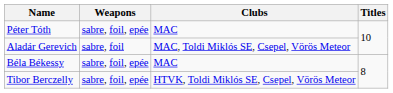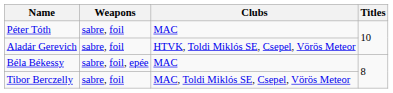(115, 29) sabre, foil, epée -> (103, 29) sabre, foil
(252, 46) MAC, Toldi Miklós SE, Csepel, Vörös Meteor -> (255, 46) HTVK, Toldi Miklós SE, Csepel, Vörös Meteor
(115, 79) sabre, foil, epée -> (103, 79) sabre, foil
(255, 79) HTVK, Toldi Miklós SE, Csepel, Vörös Meteor -> (252, 79) MAC, Toldi Miklós SE, Csepel, Vörös Meteor
